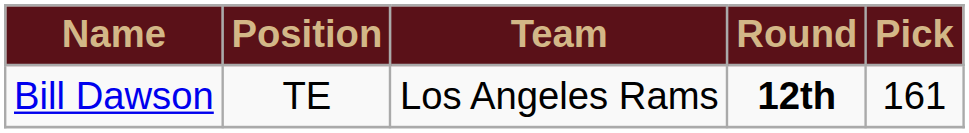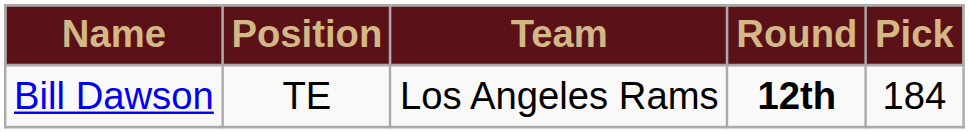(914, 95) 161 -> (914, 95) 184
